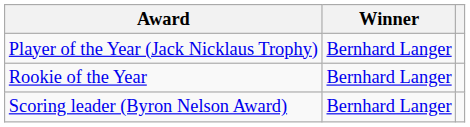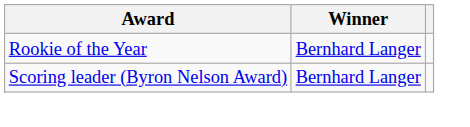- row: (163, 48)
